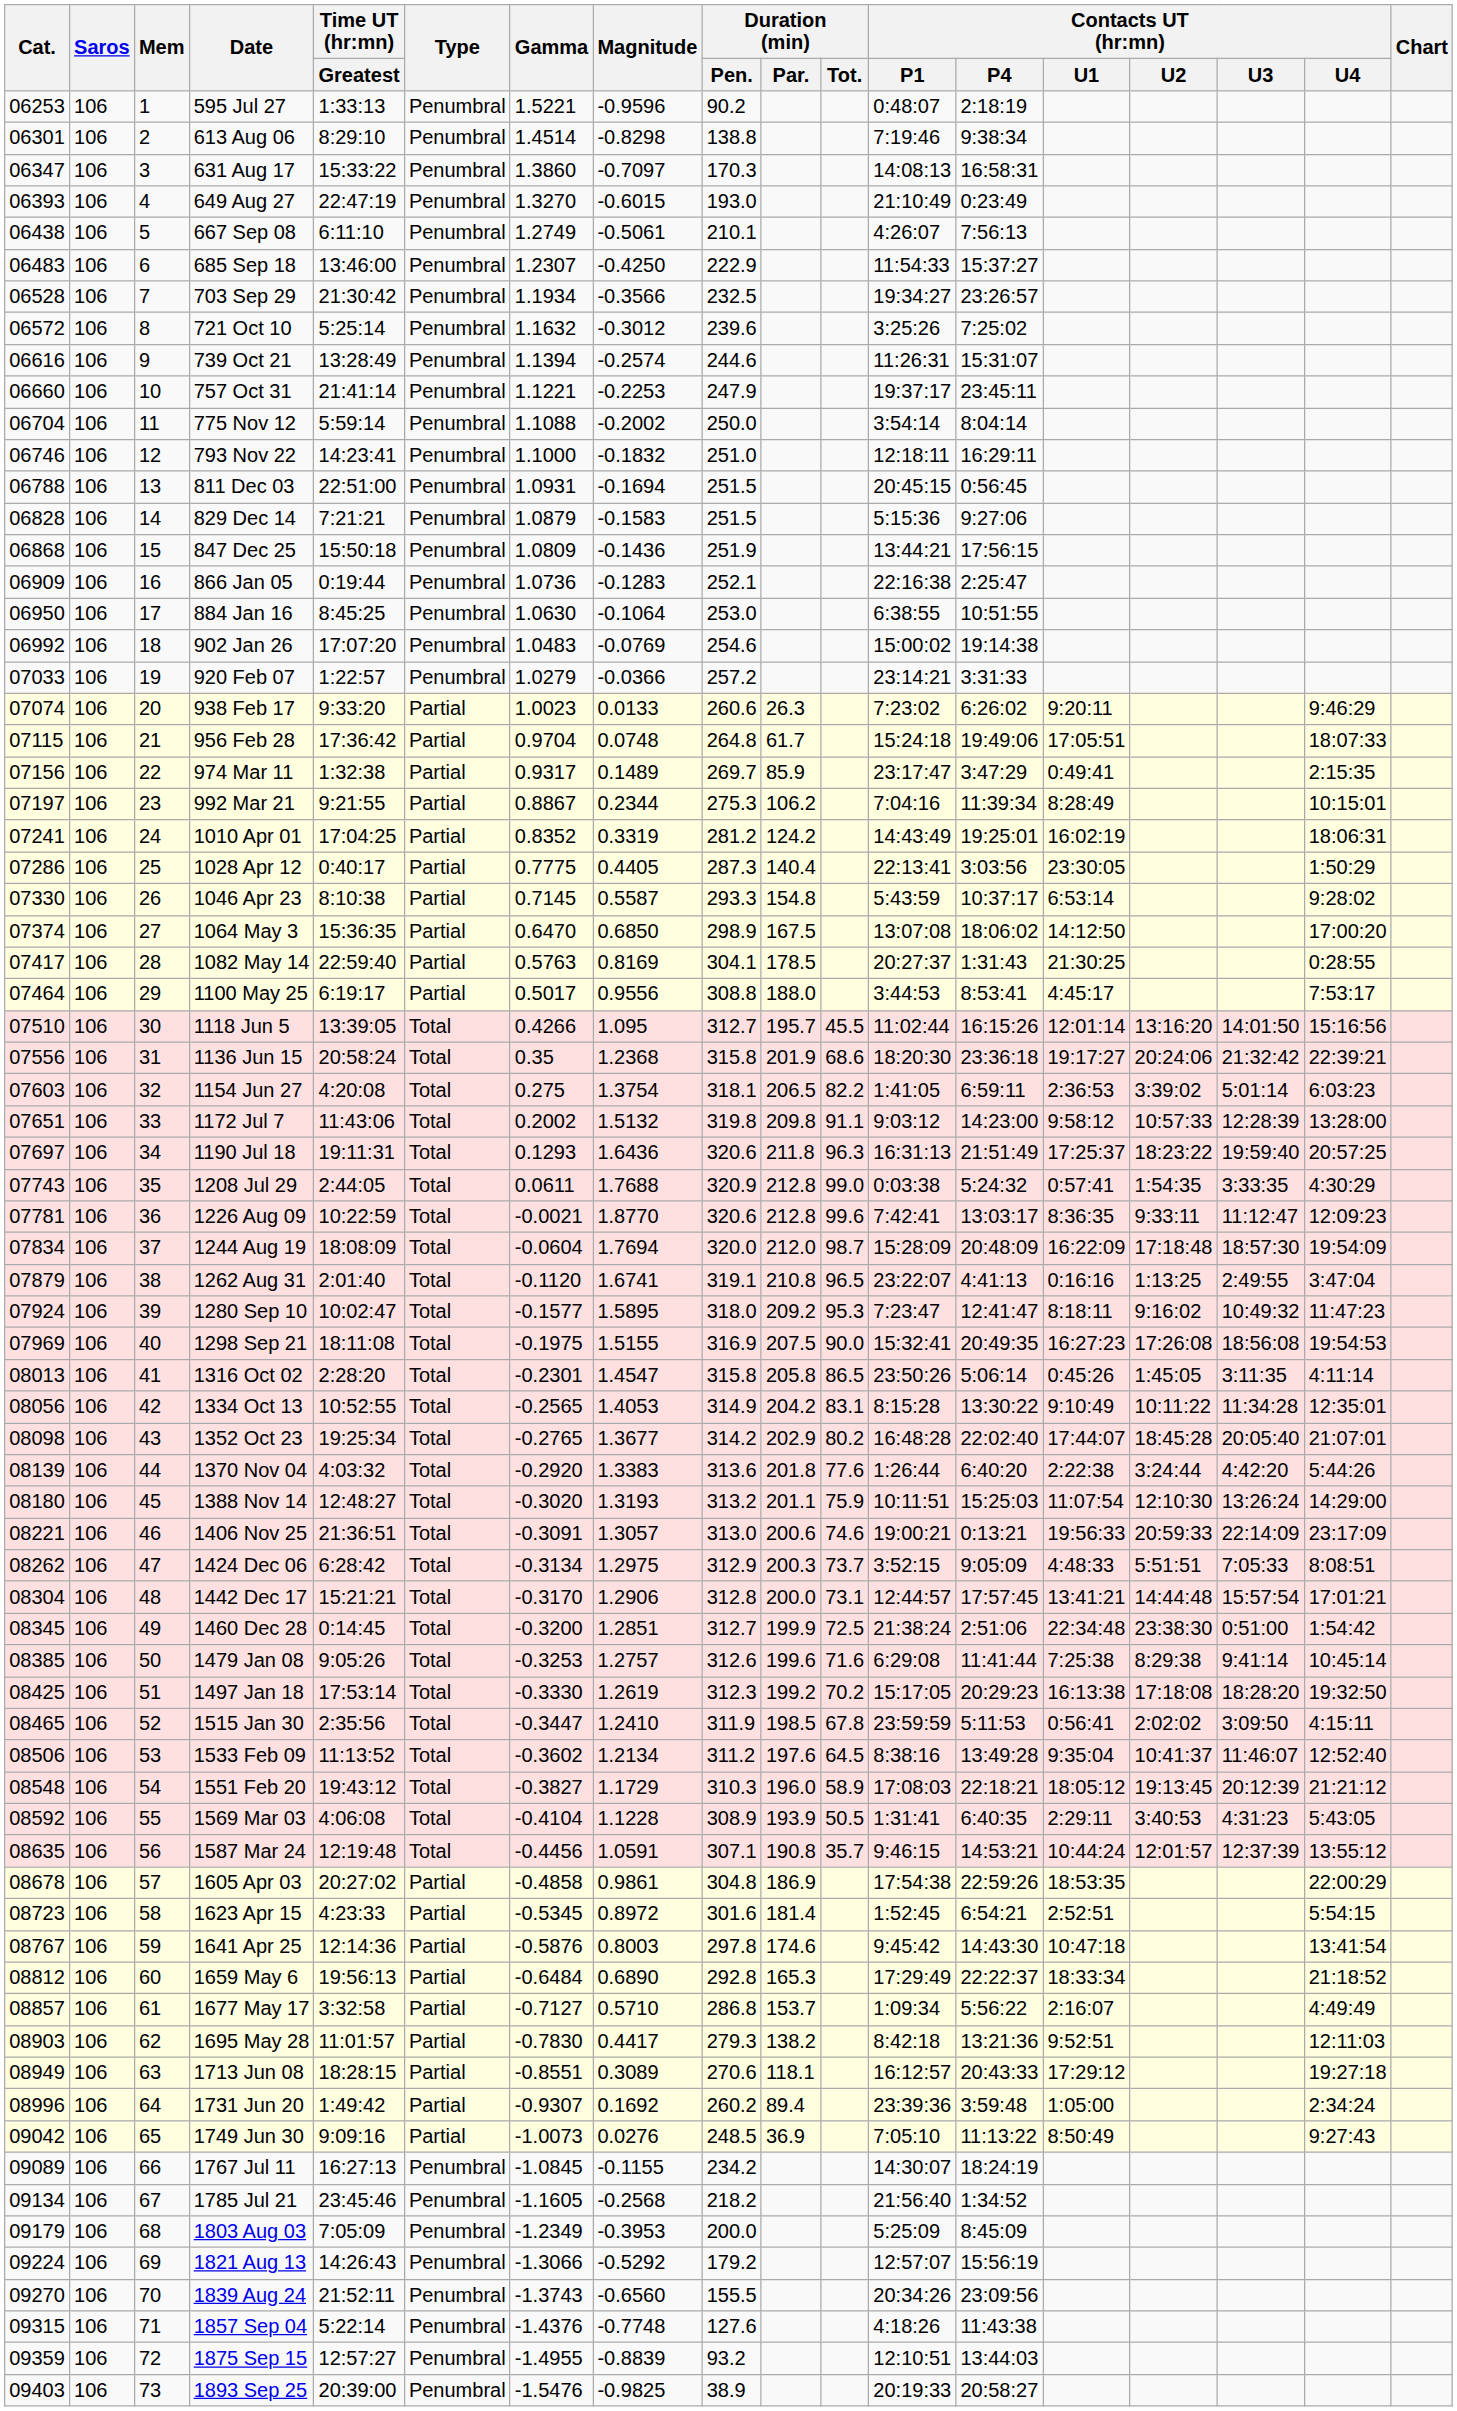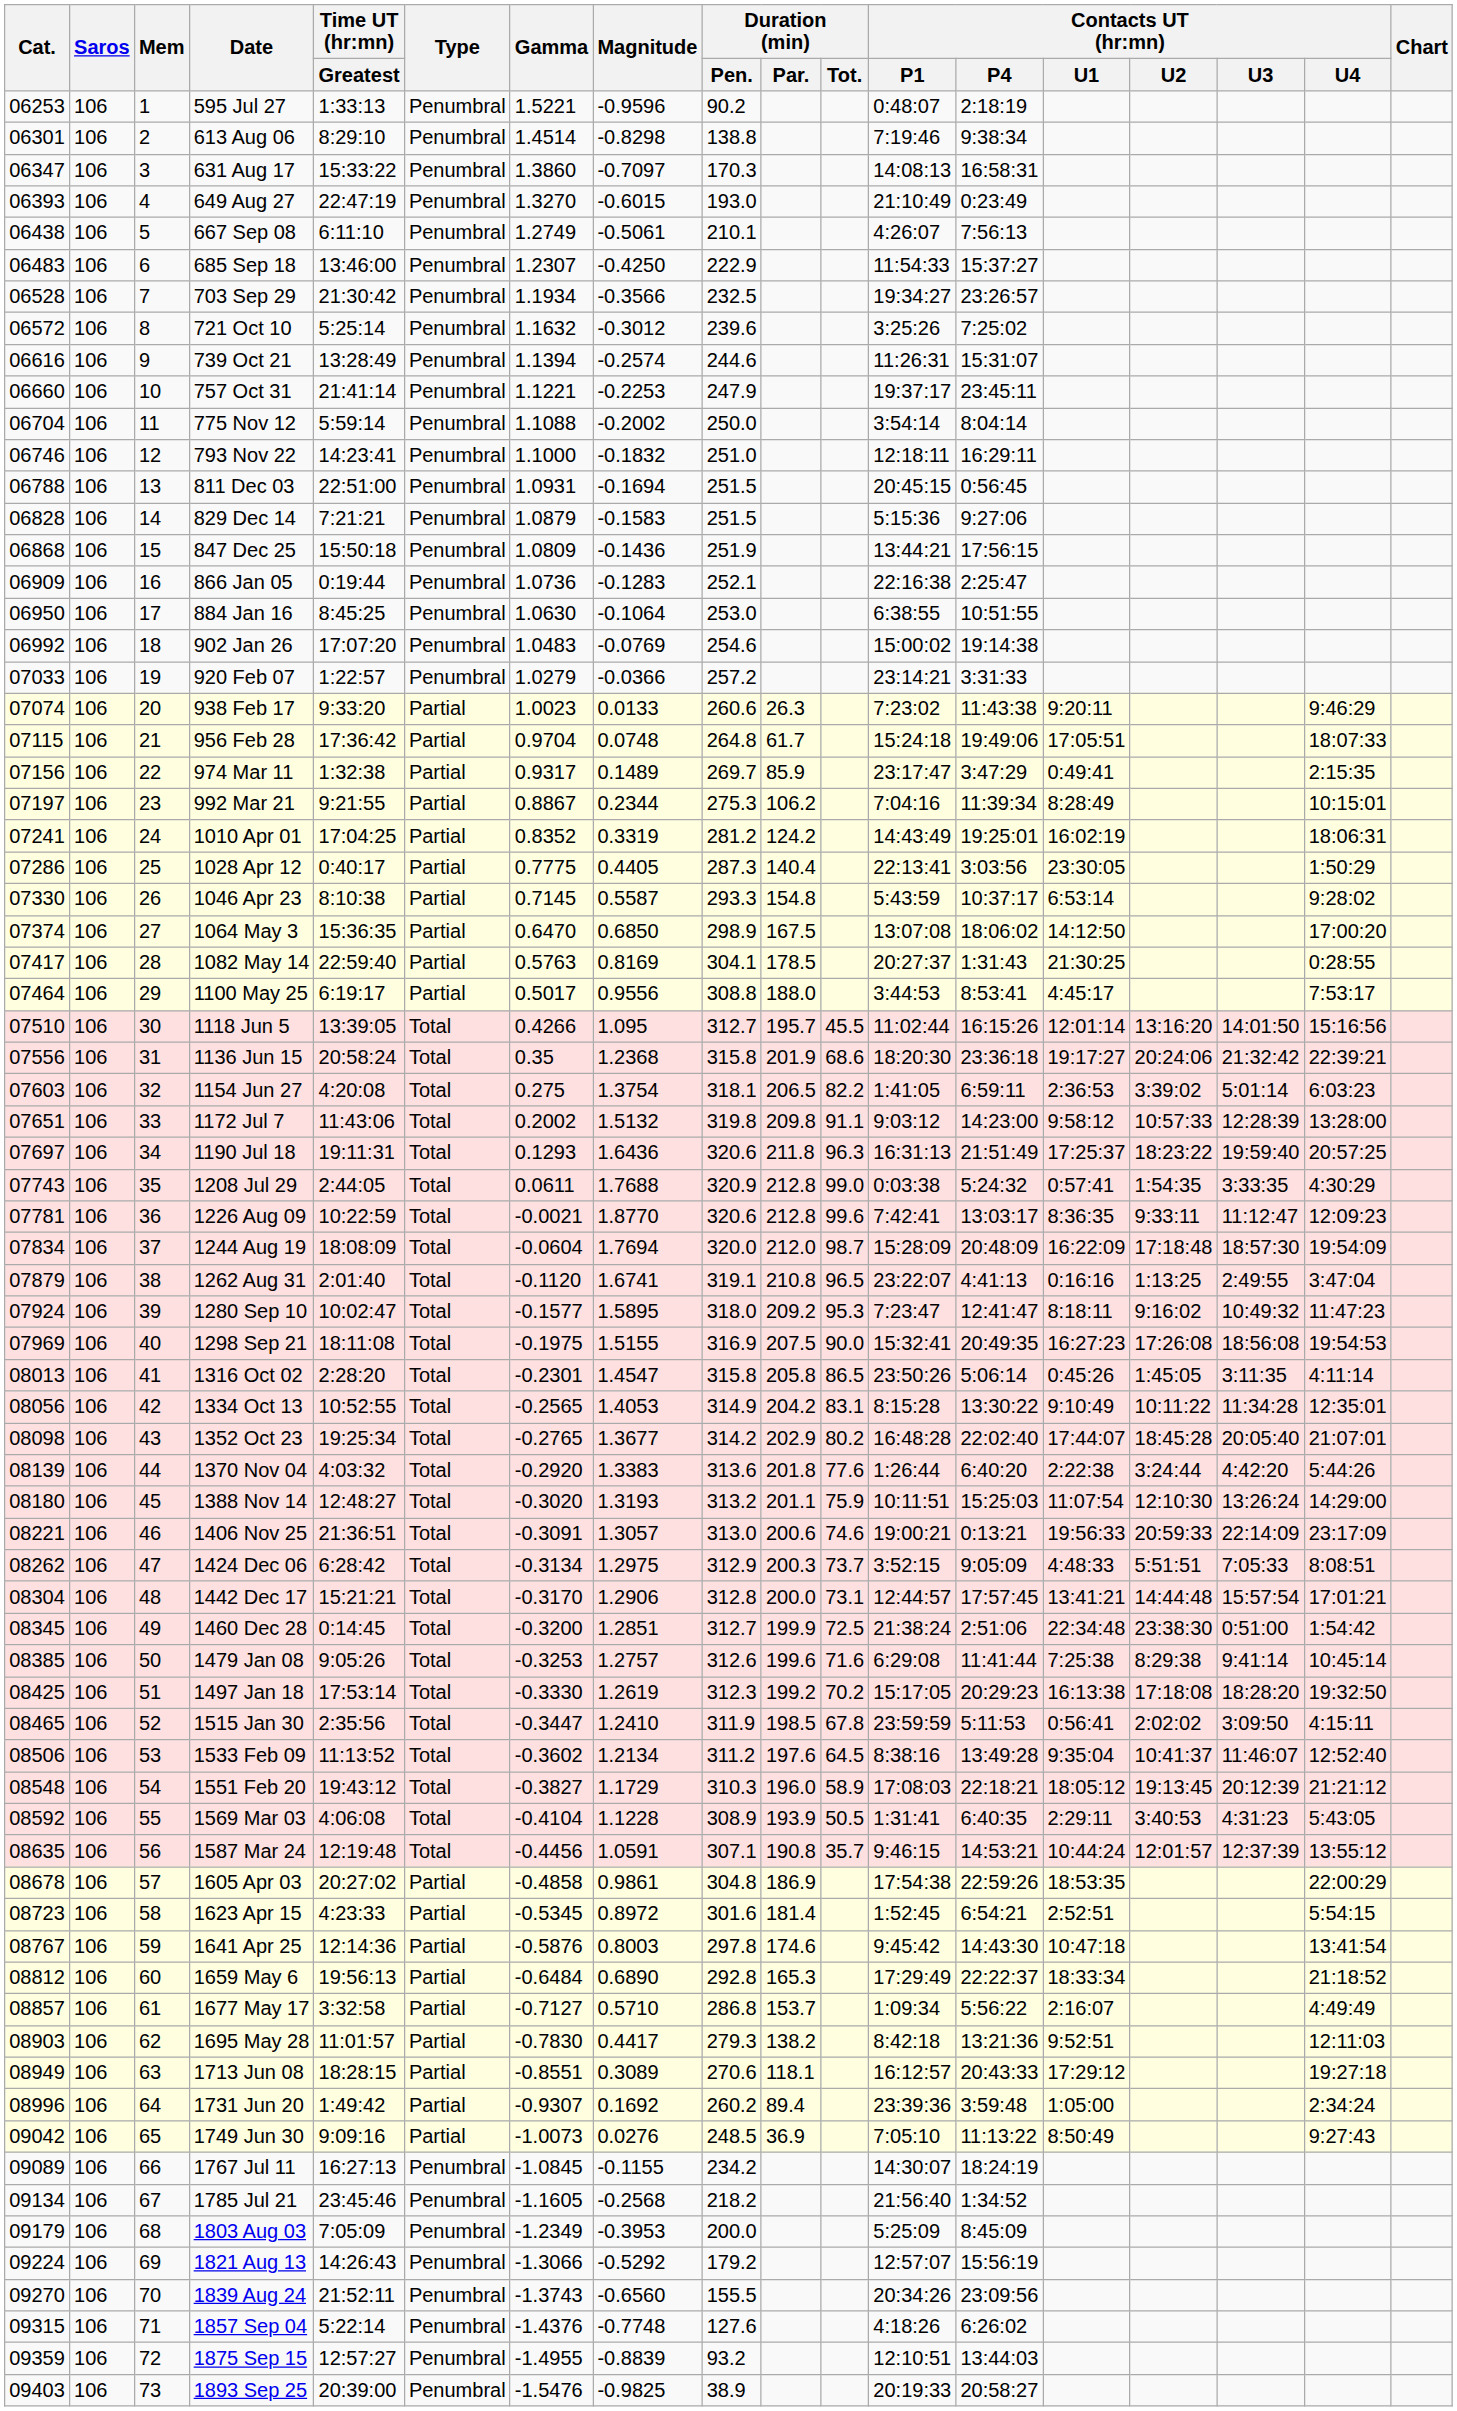(994, 708) 6:26:02 -> (999, 708) 11:43:38
(999, 2326) 11:43:38 -> (994, 2326) 6:26:02
